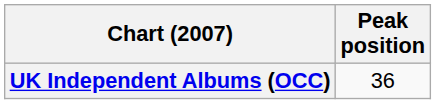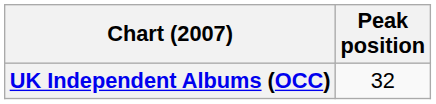(383, 80) 36 -> (383, 80) 32
